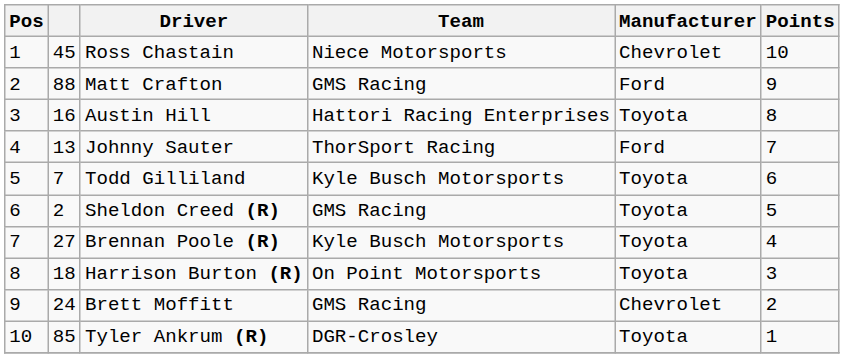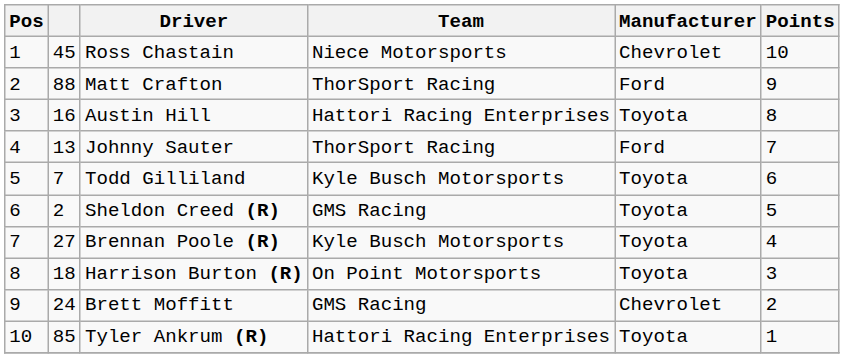(369, 84) GMS Racing -> (404, 84) ThorSport Racing
(375, 337) DGR-Crosley -> (461, 337) Hattori Racing Enterprises
